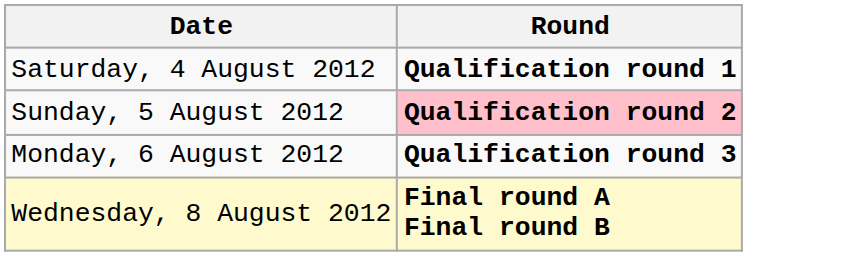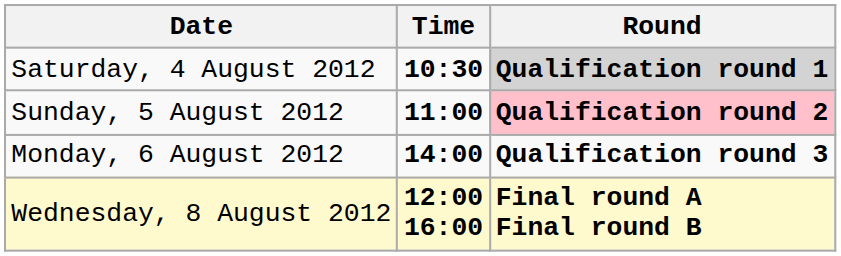+ column: (444, 27)
(570, 70) no background -> (662, 70) lightgrey background
